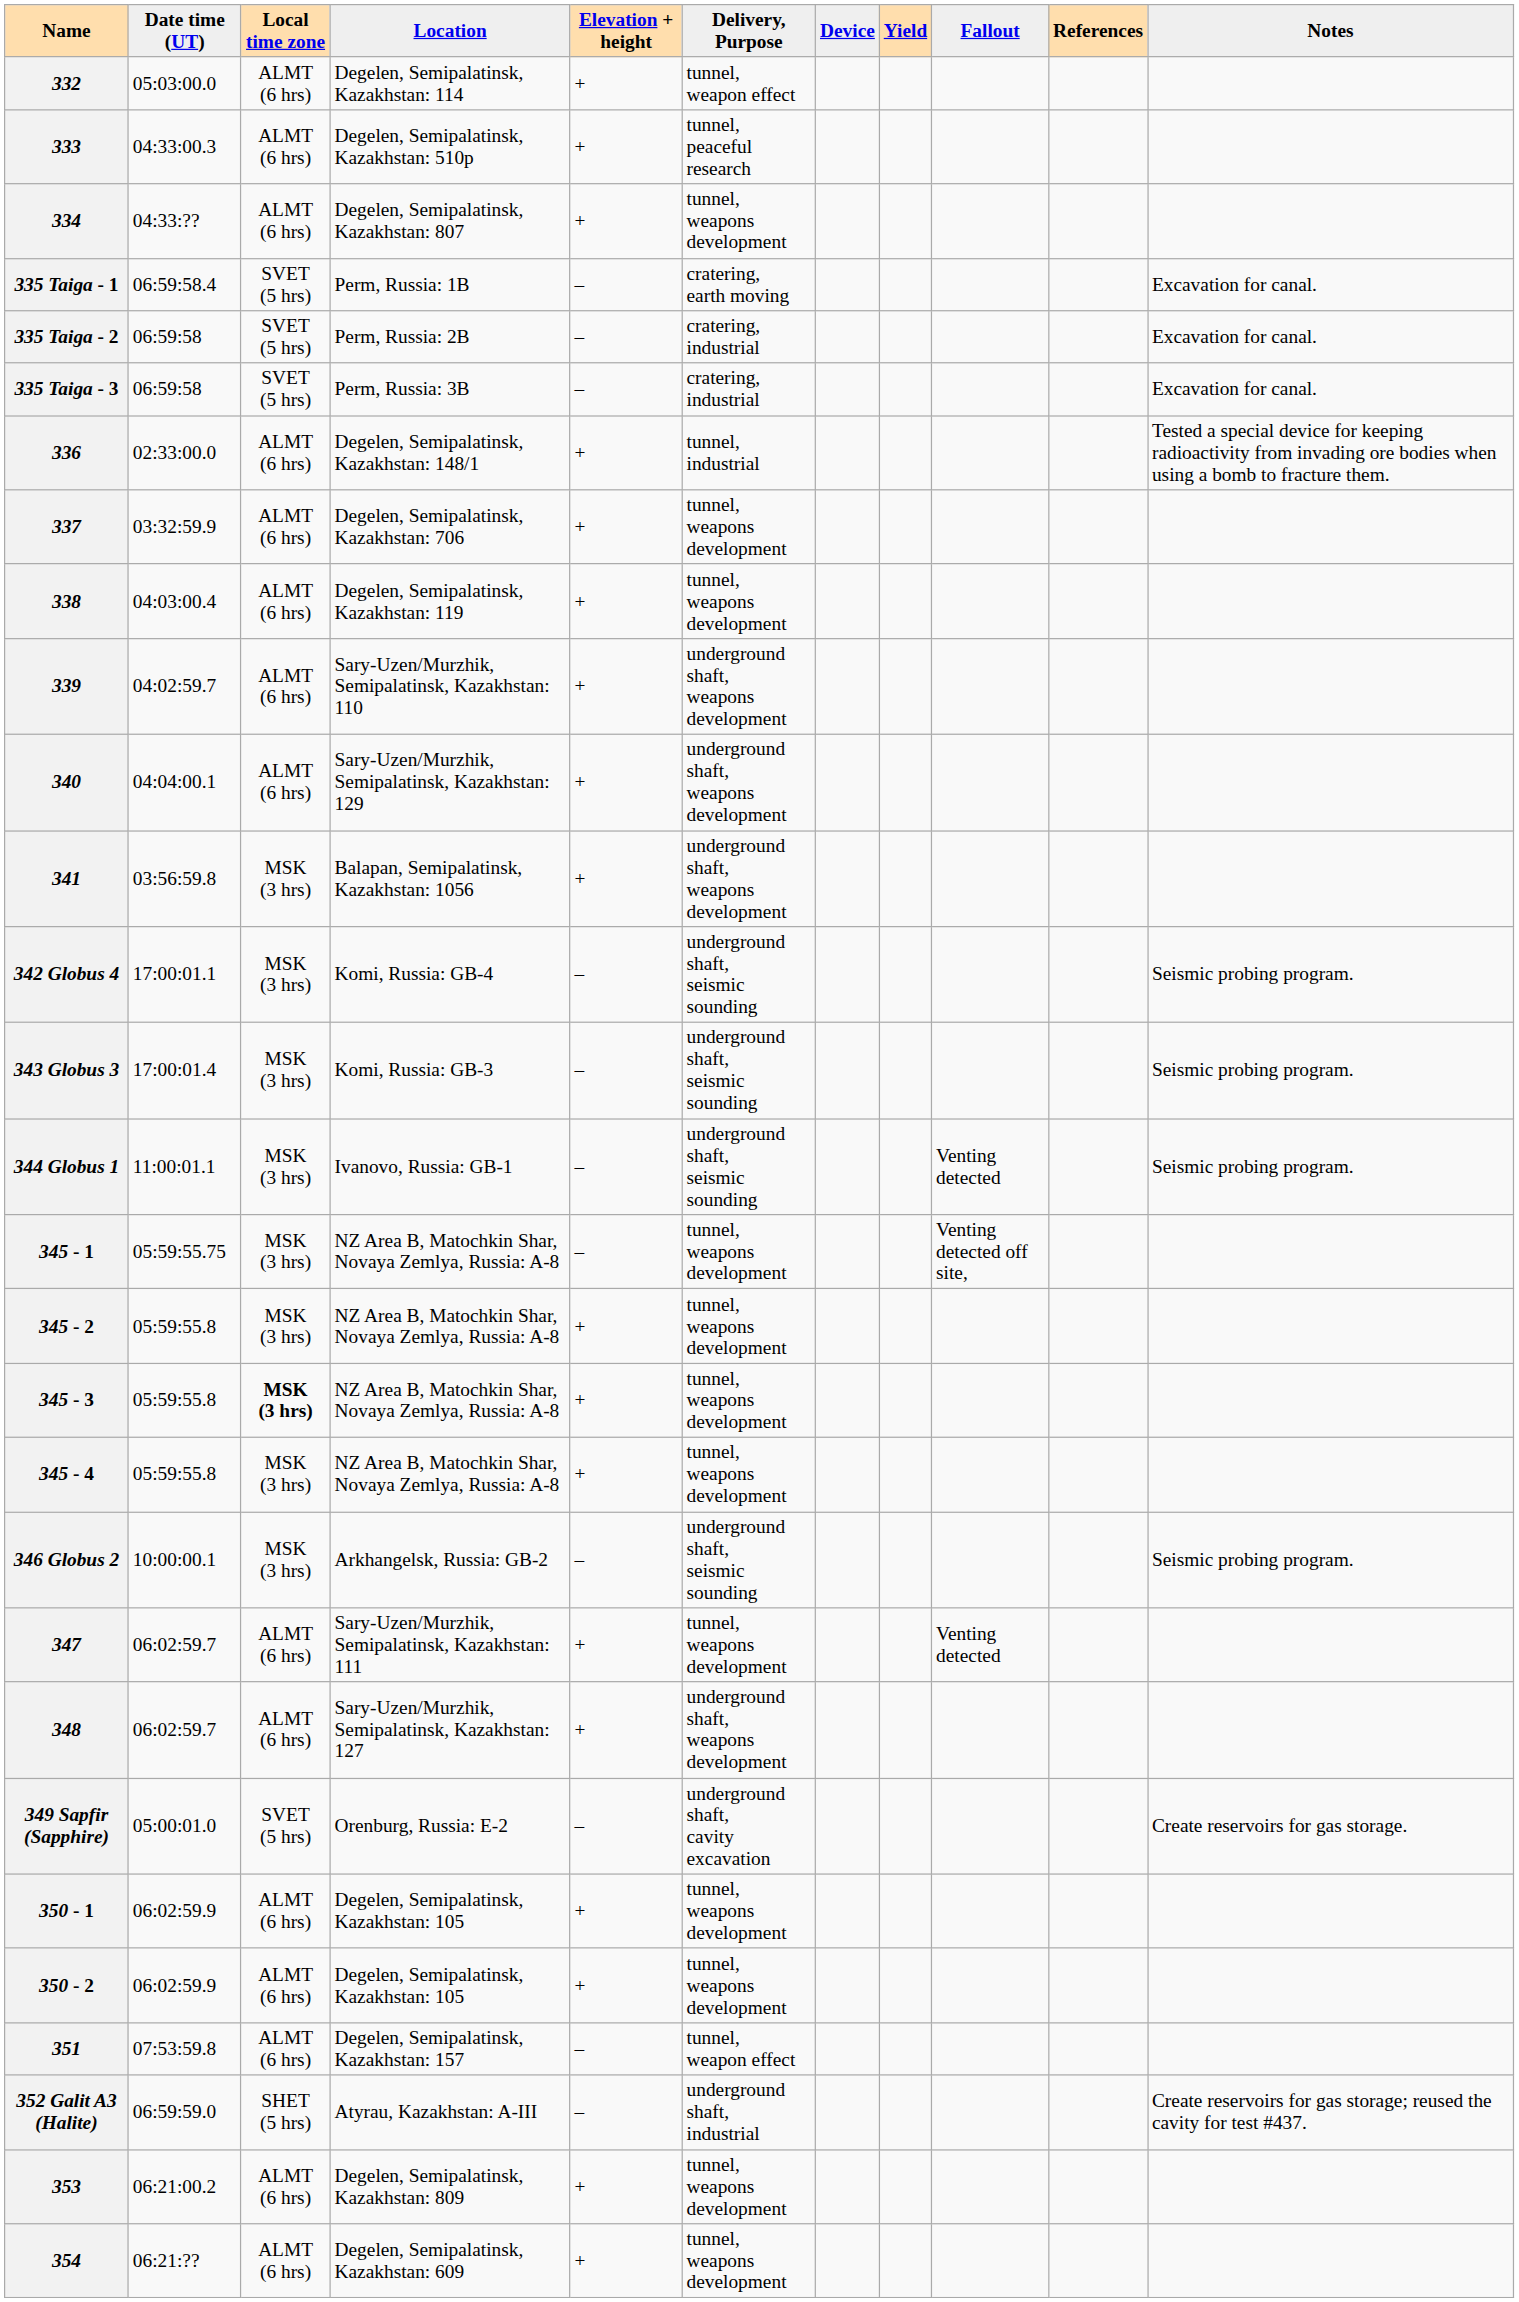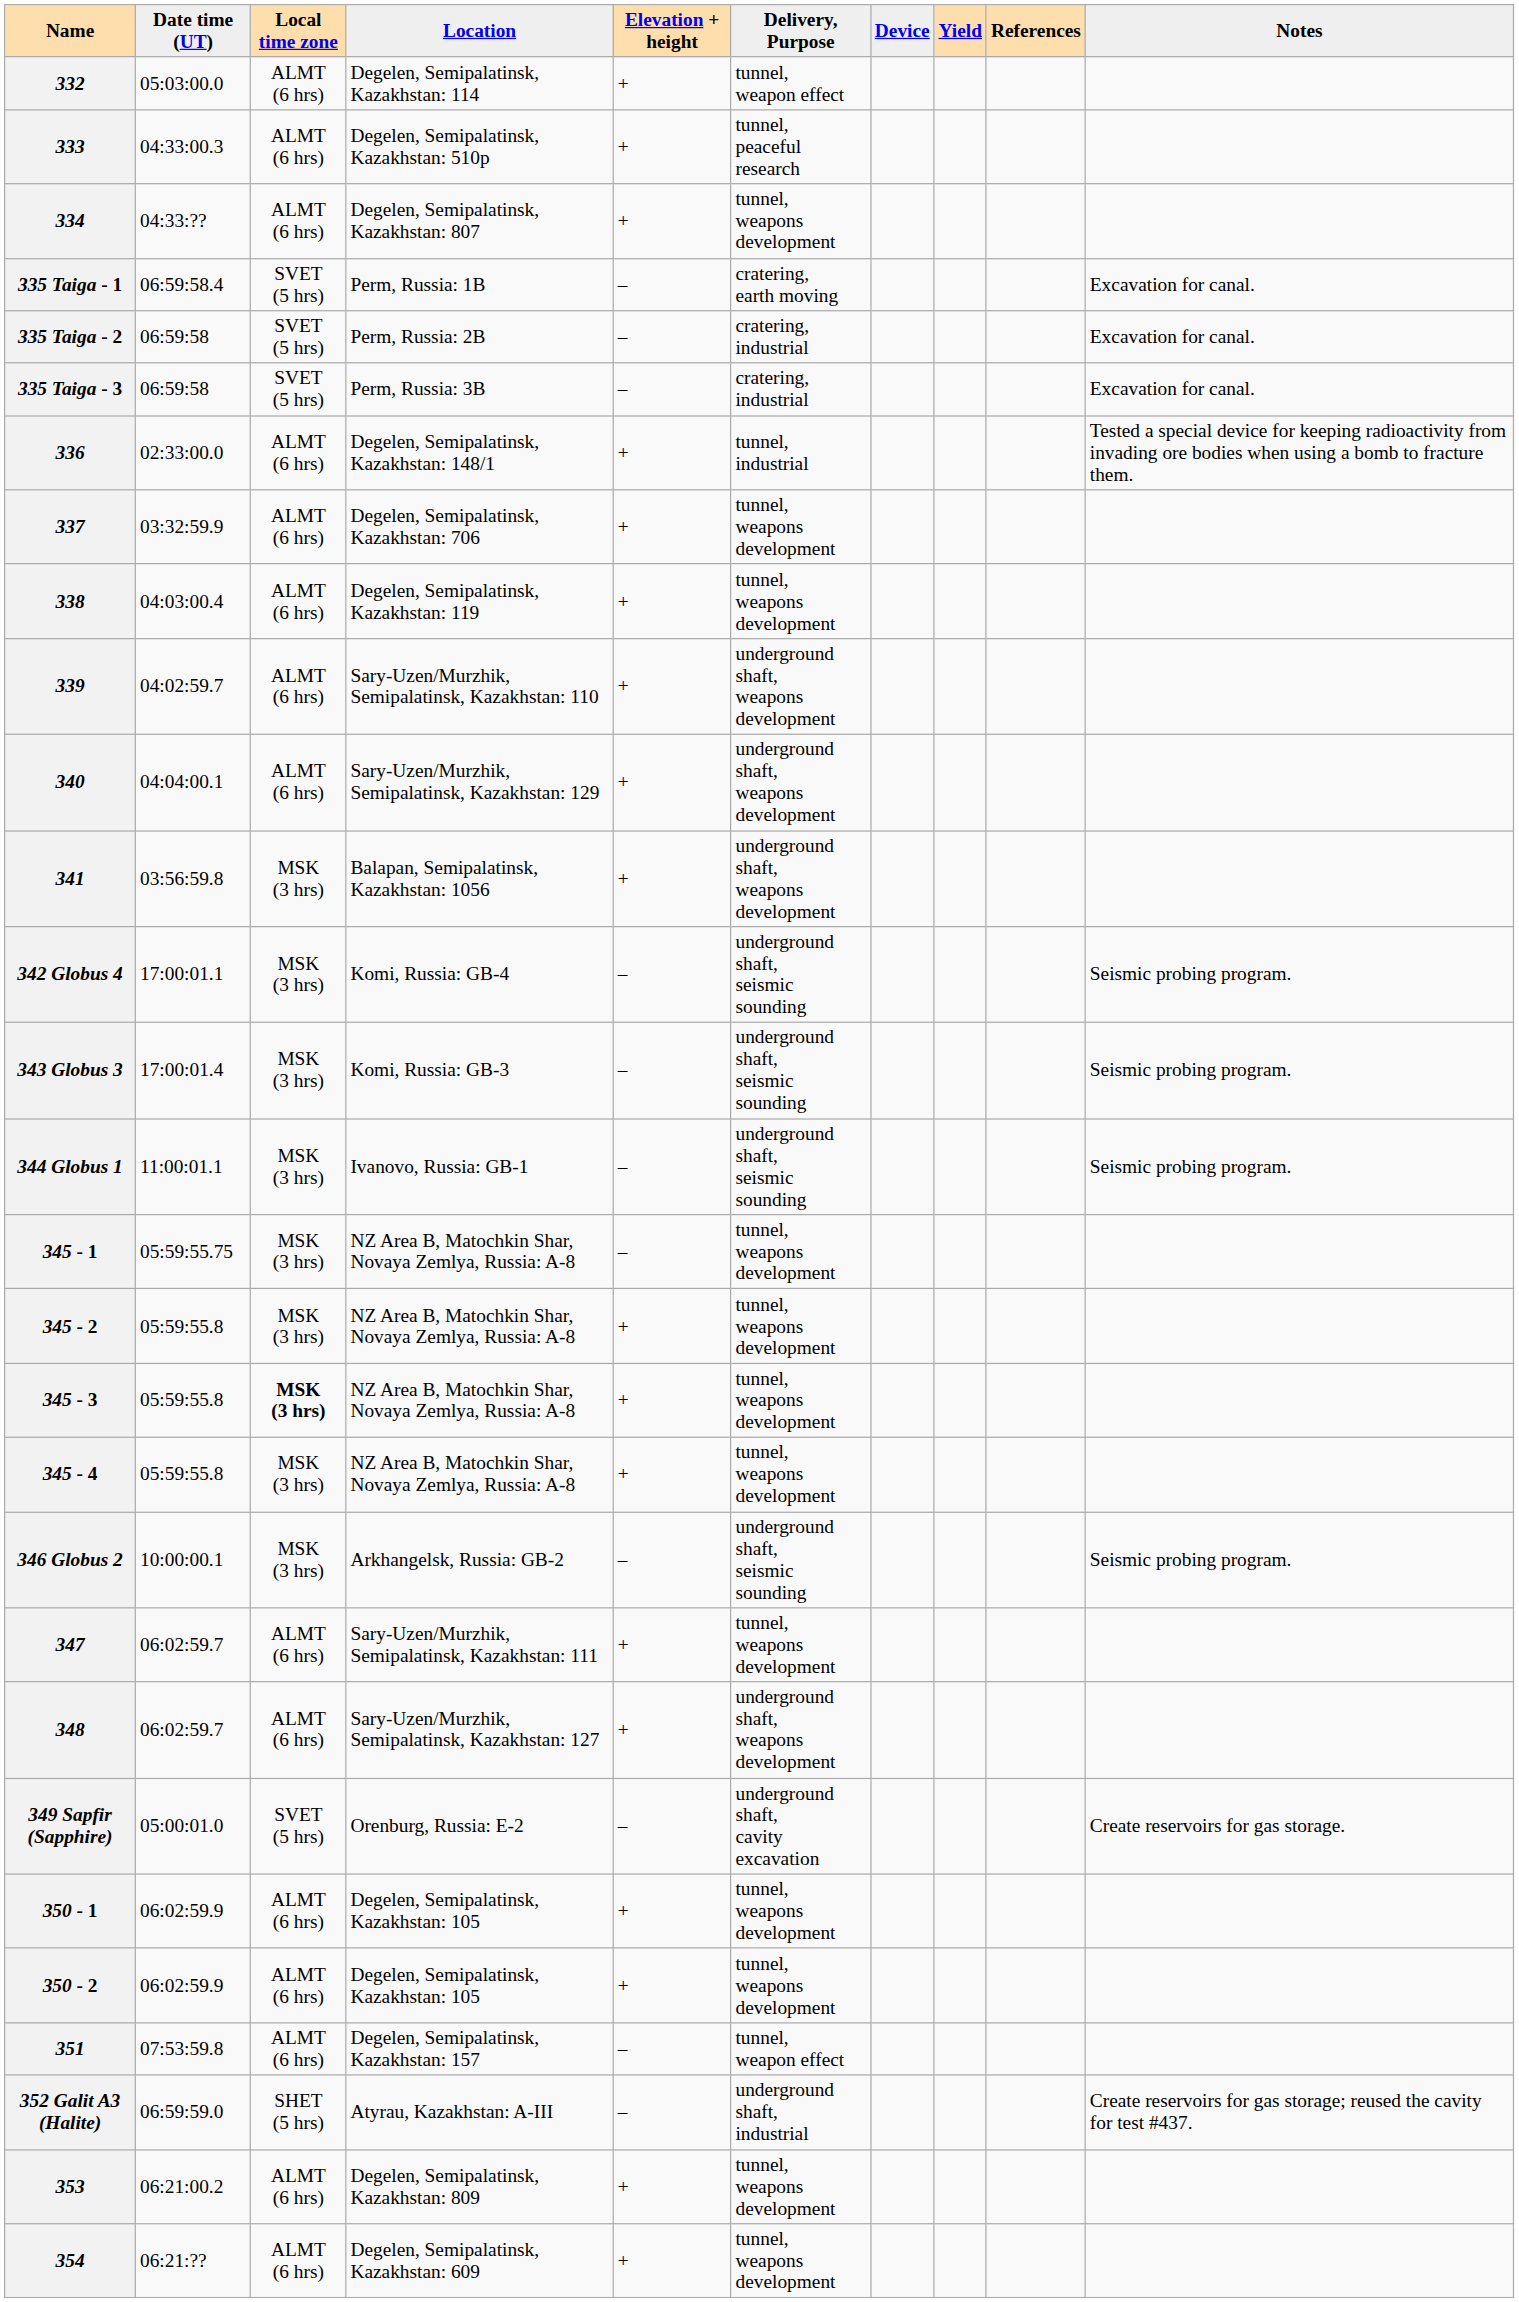- column: (990, 30)
